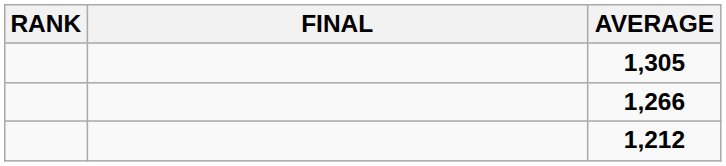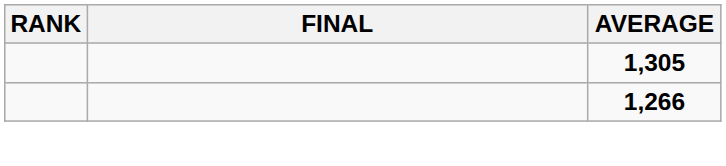- row: (654, 140)
